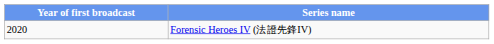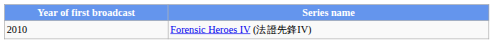(17, 29) 2020 -> (17, 29) 2010
